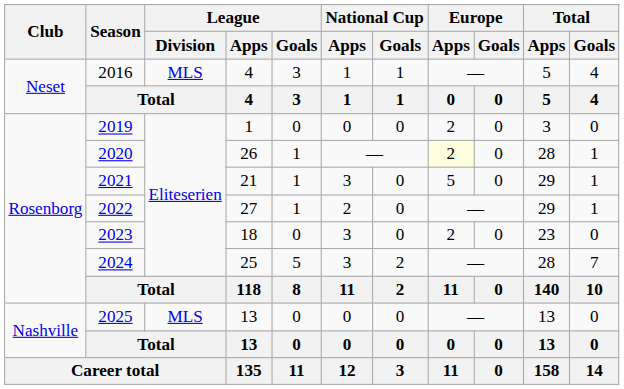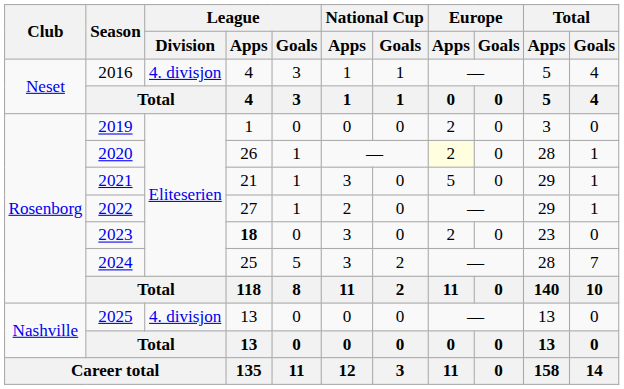(185, 72) MLS -> (185, 72) 4. divisjon
(249, 235) normal -> (249, 235) bold
(185, 316) MLS -> (185, 316) 4. divisjon
